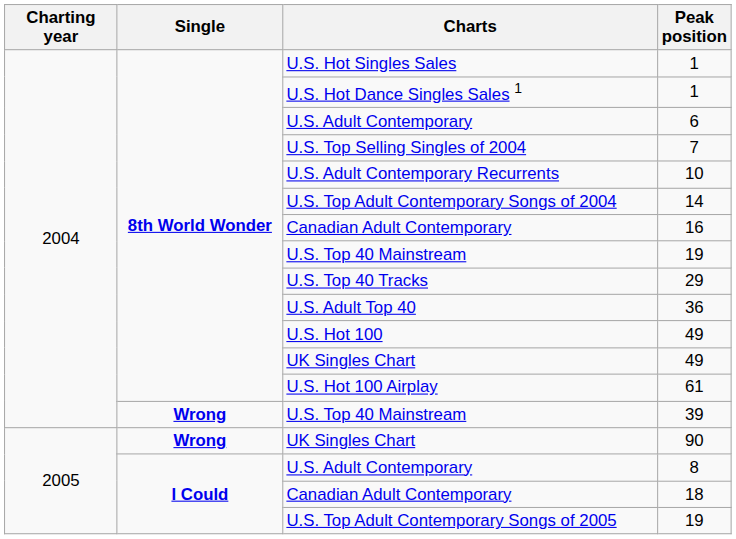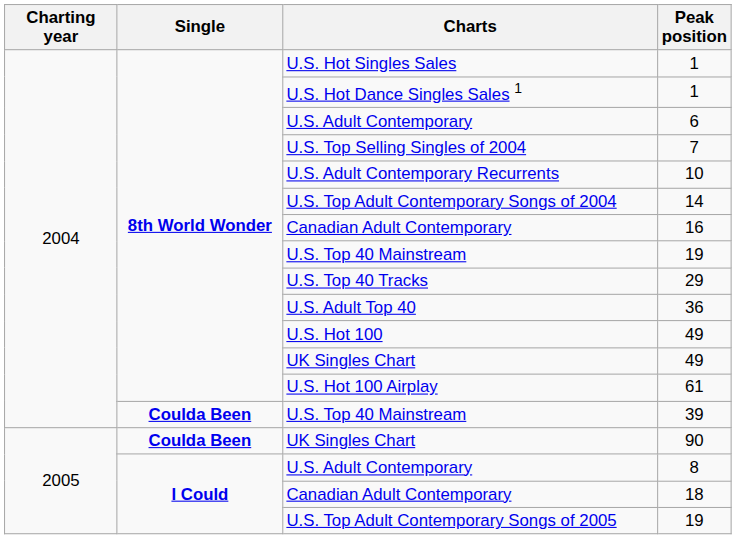(200, 414) Wrong -> (200, 414) Coulda Been
(200, 440) Wrong -> (200, 440) Coulda Been
